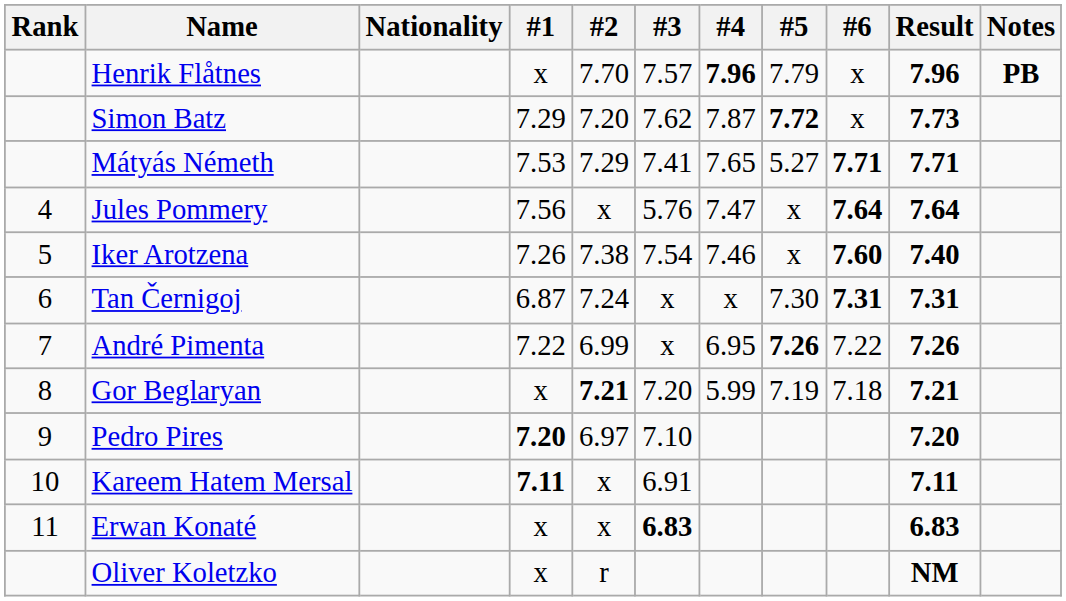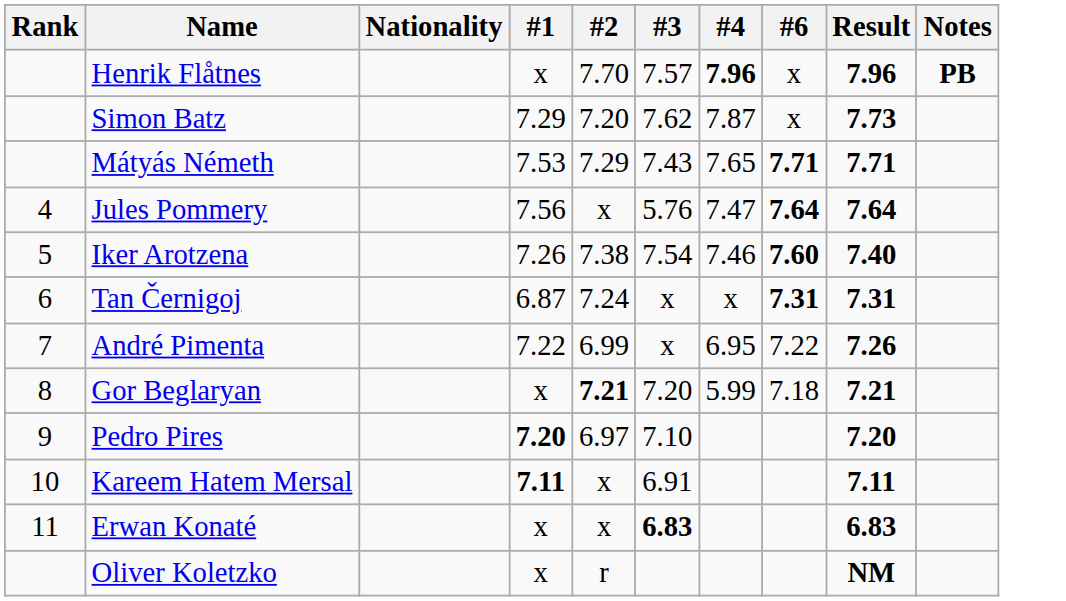- column: (794, 27)
(667, 163) 7.41 -> (667, 163) 7.43
